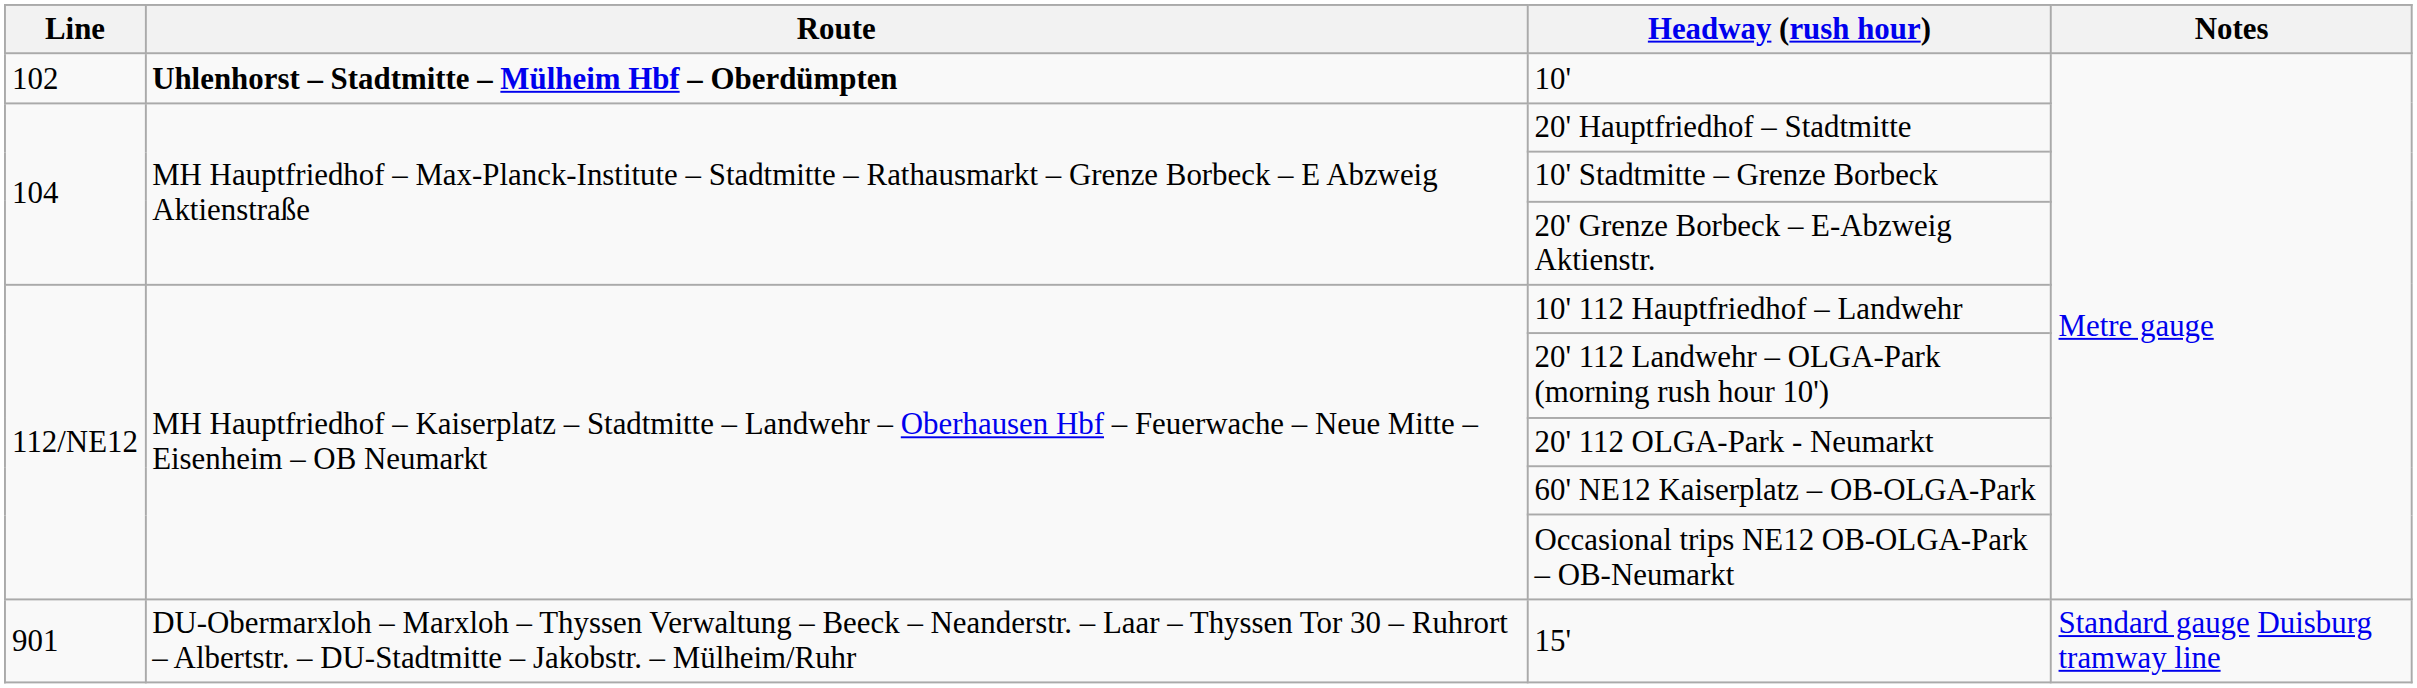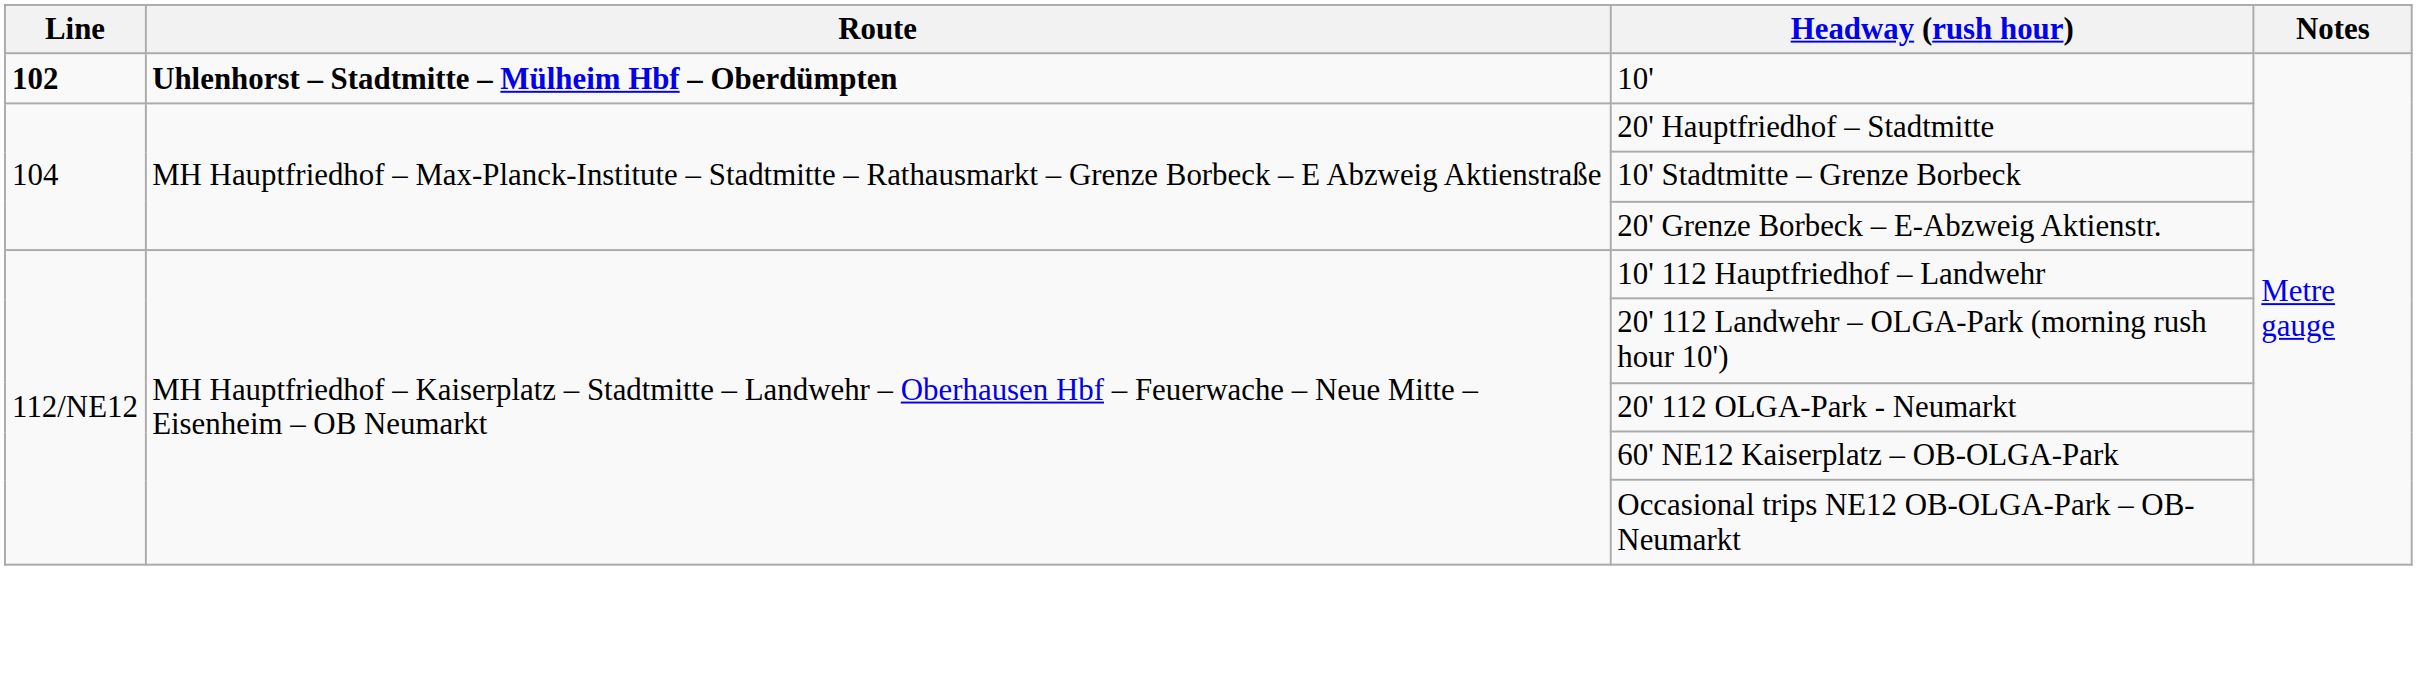(35, 77) normal -> (35, 77) bold
- row: (1553, 640)
